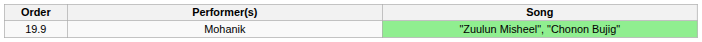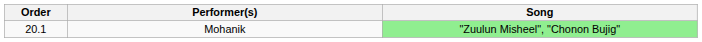(36, 29) 19.9 -> (36, 29) 20.1
